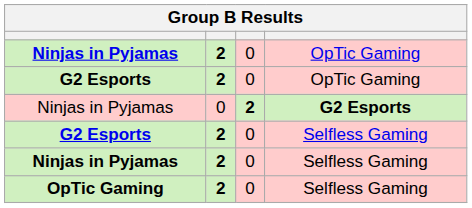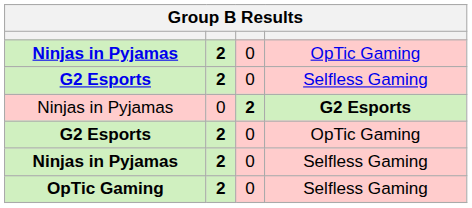rows swapped: (105, 134) <-> (105, 80)
